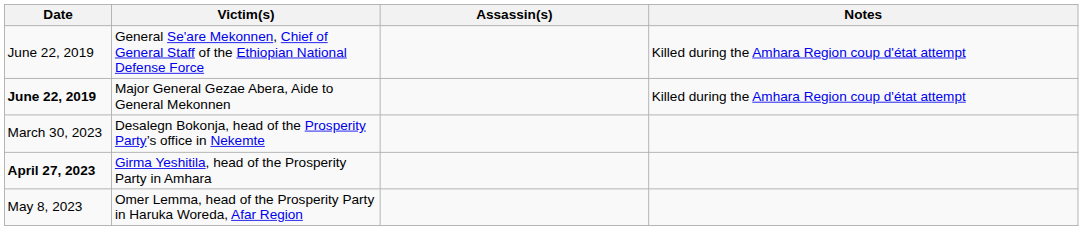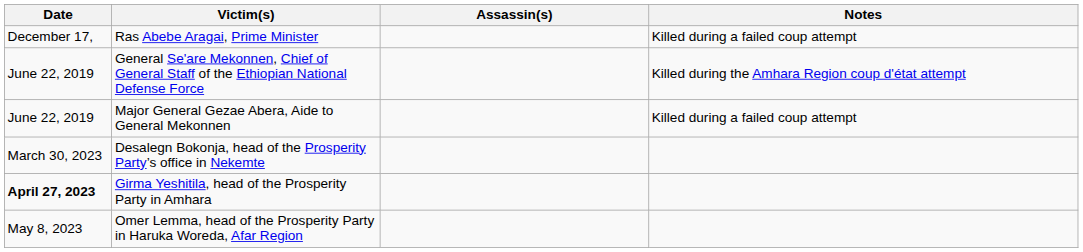+ row: (217, 36)
(52, 96) bold -> (51, 118) normal
(809, 96) Killed during the Amhara Region coup d'état attempt -> (754, 118) Killed during a failed coup attempt
